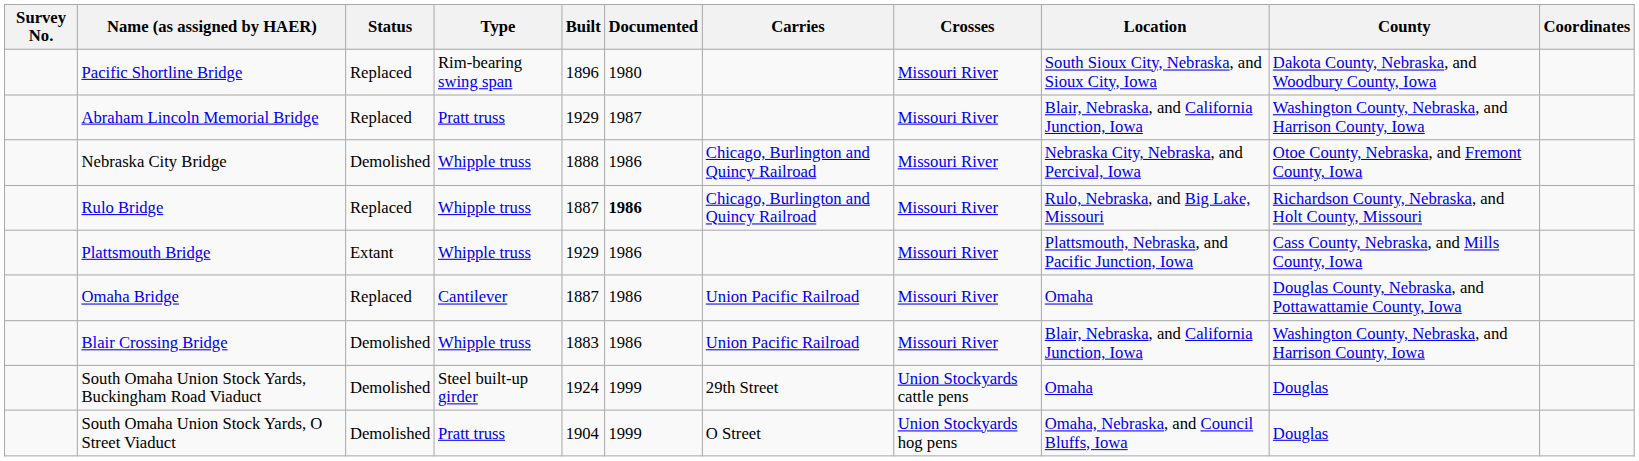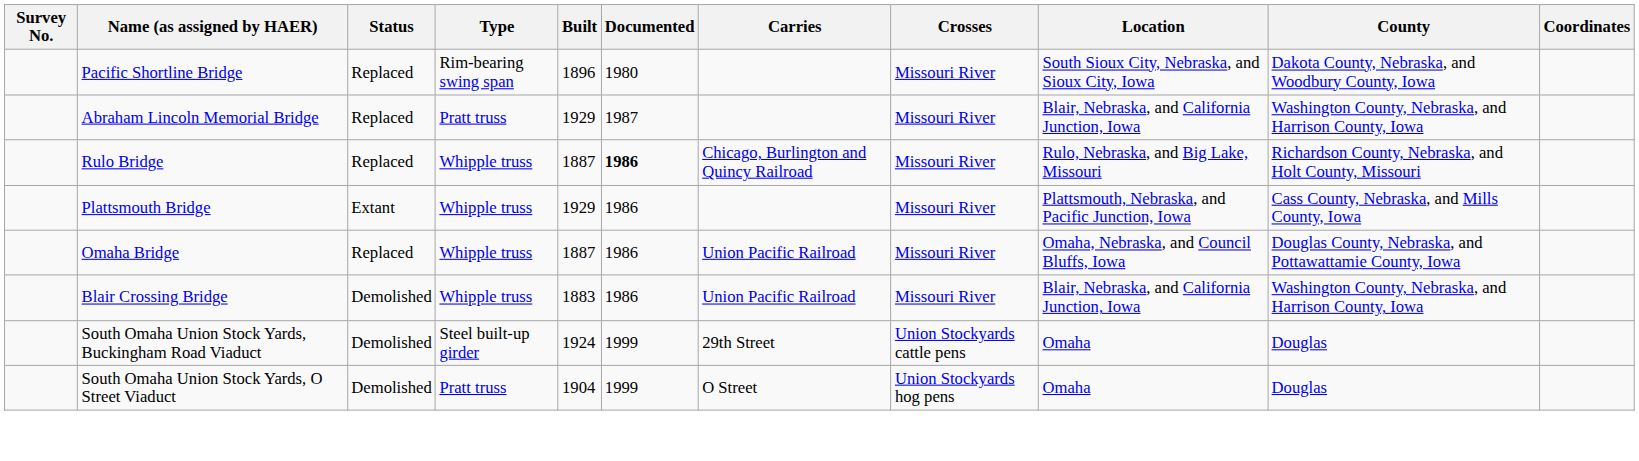- row: (154, 162)
(473, 297) Cantilever -> (486, 252) Whipple truss
(1069, 297) Omaha -> (1147, 252) Omaha, Nebraska, and Council Bluffs, Iowa
(1149, 433) Omaha, Nebraska, and Council Bluffs, Iowa -> (1067, 387) Omaha
